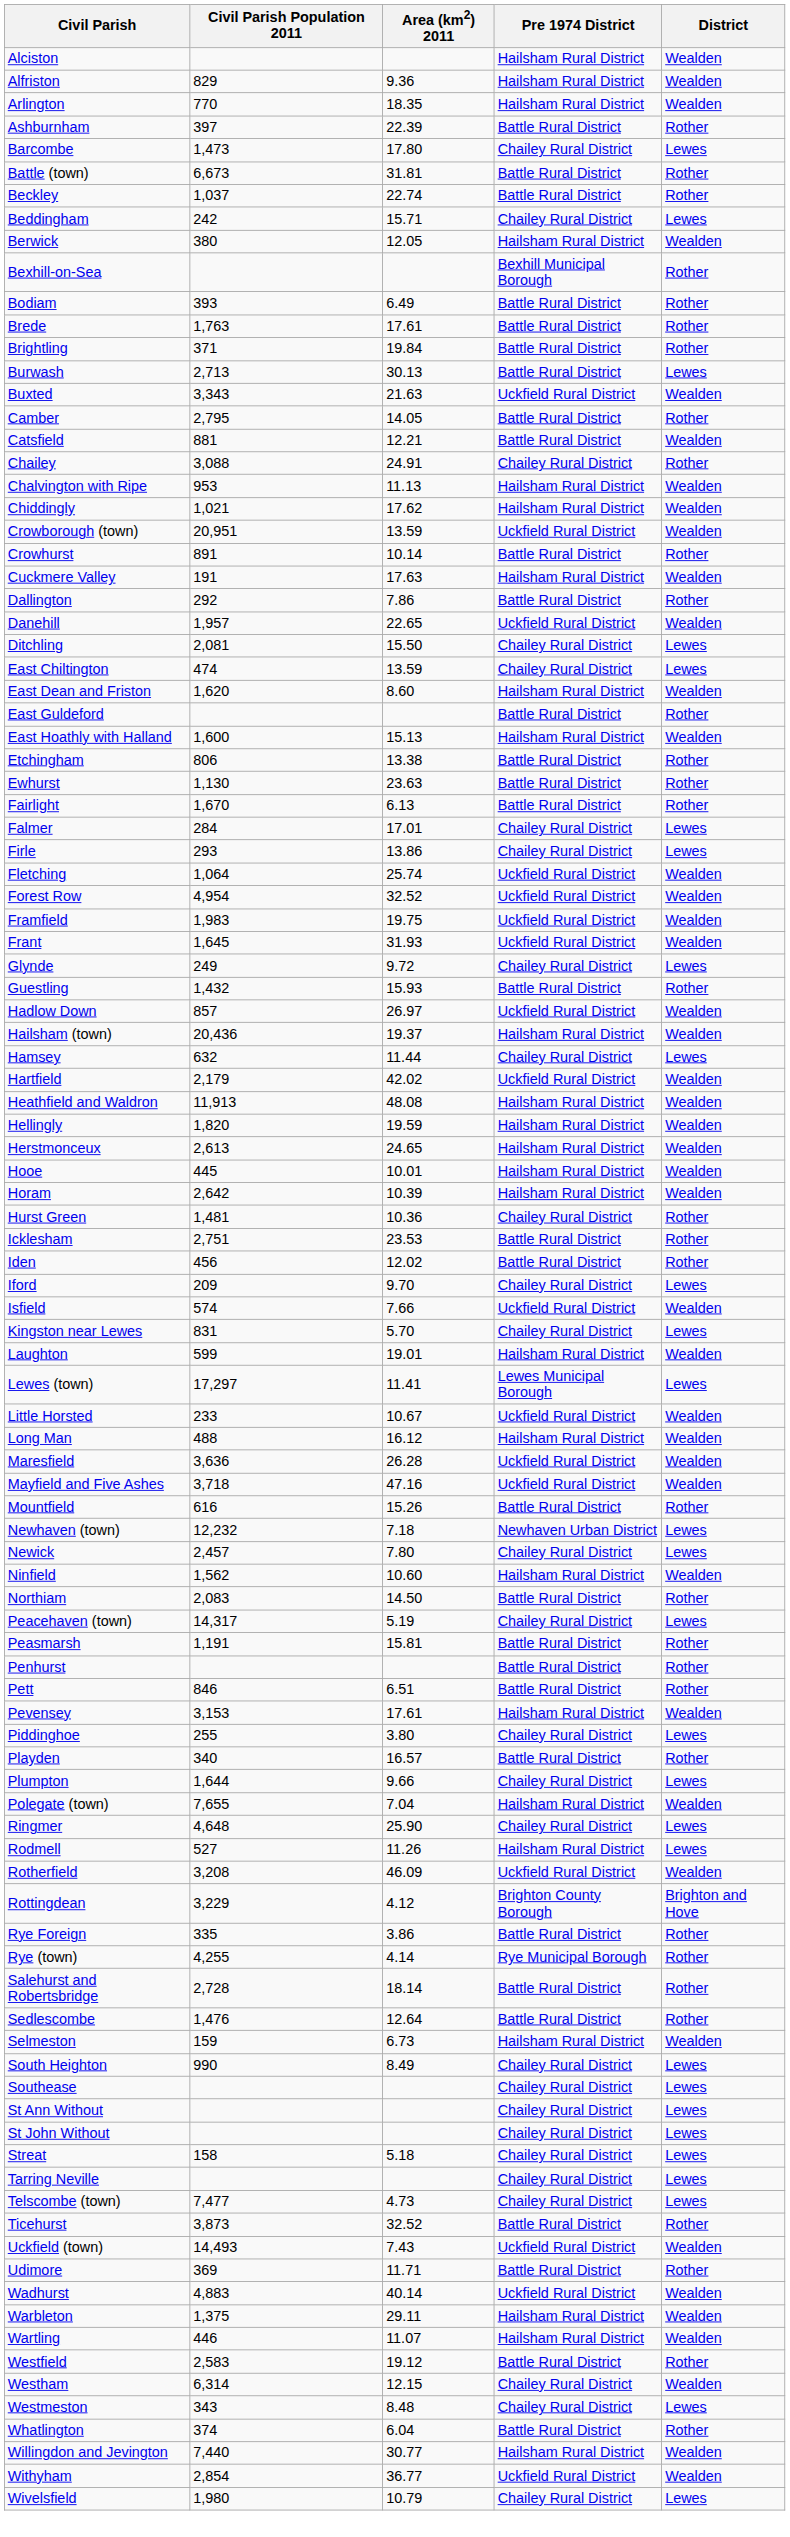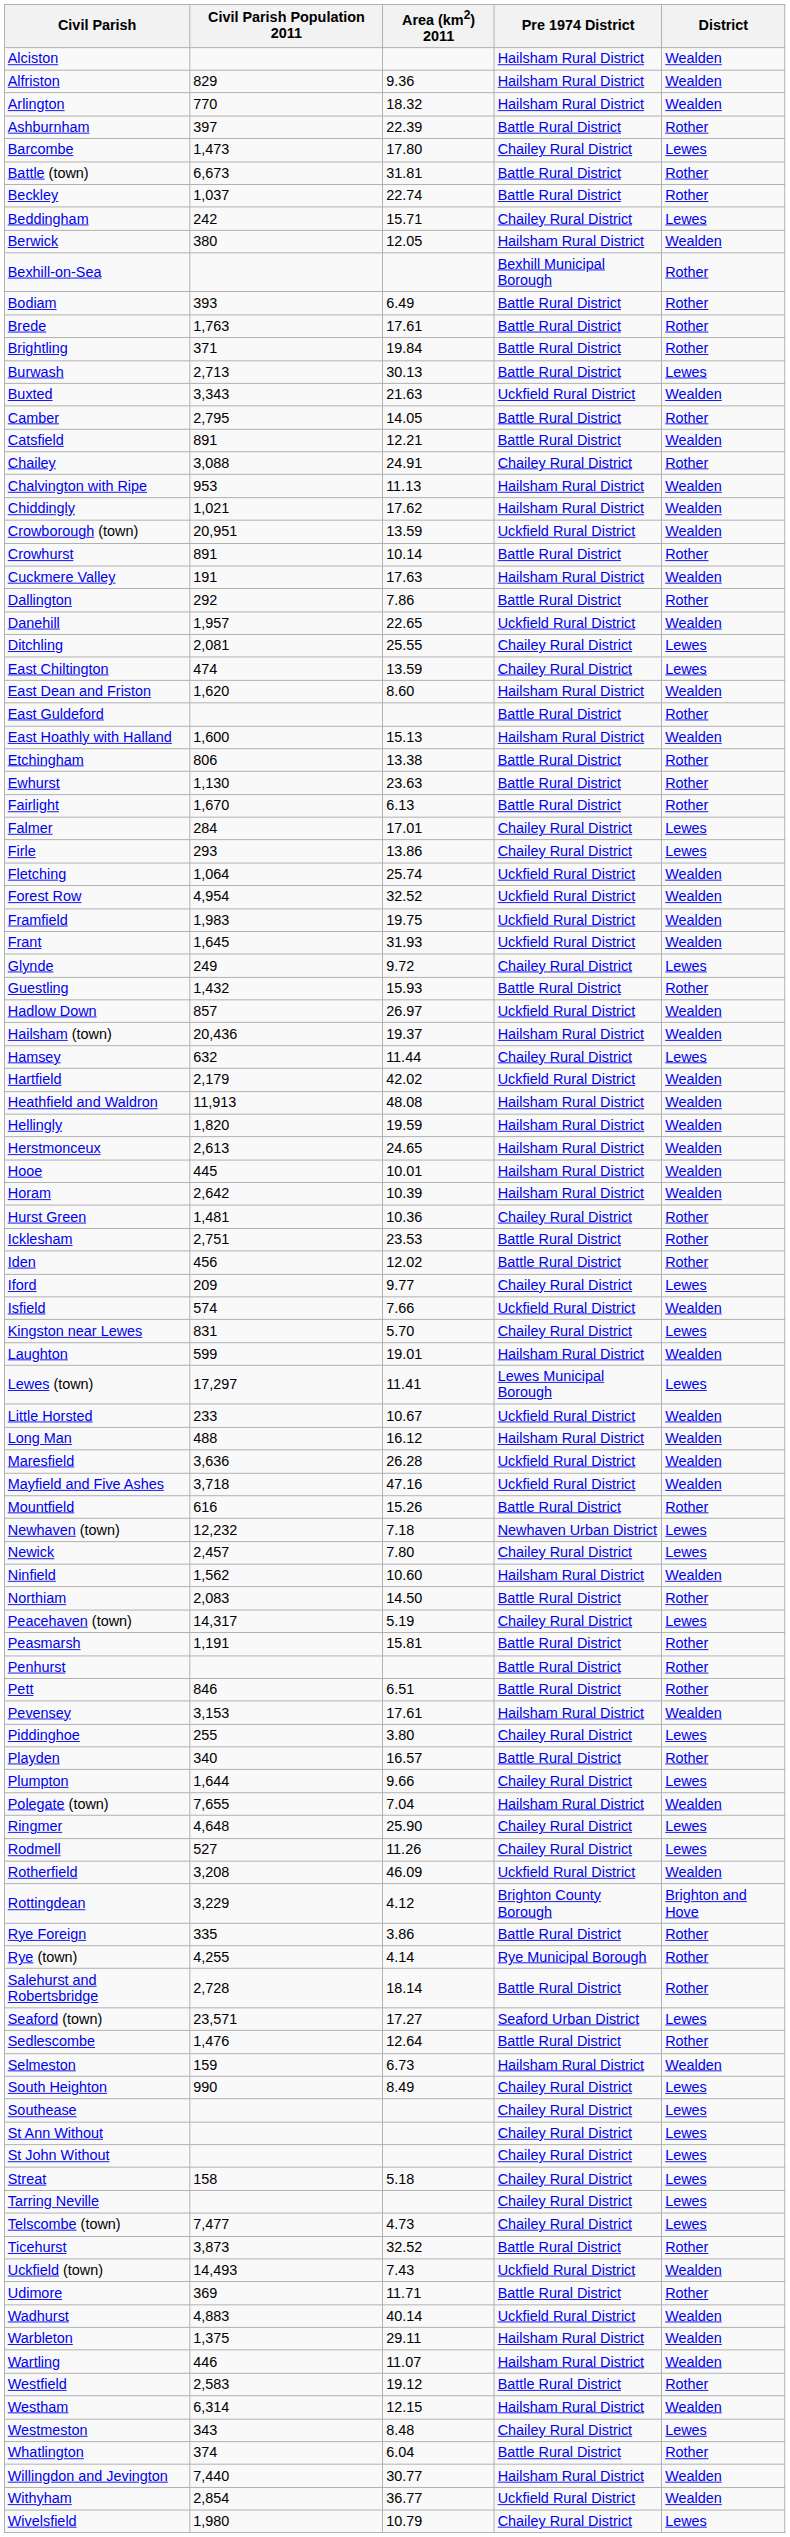(404, 104) 18.35 -> (404, 104) 18.32
(205, 440) 881 -> (205, 440) 891
(404, 645) 15.50 -> (404, 645) 25.55
(400, 1285) 9.70 -> (400, 1285) 9.77
(571, 1849) Hailsham Rural District -> (565, 1849) Chailey Rural District
+ row: (55, 2019)
(565, 2384) Chailey Rural District -> (571, 2407) Hailsham Rural District
